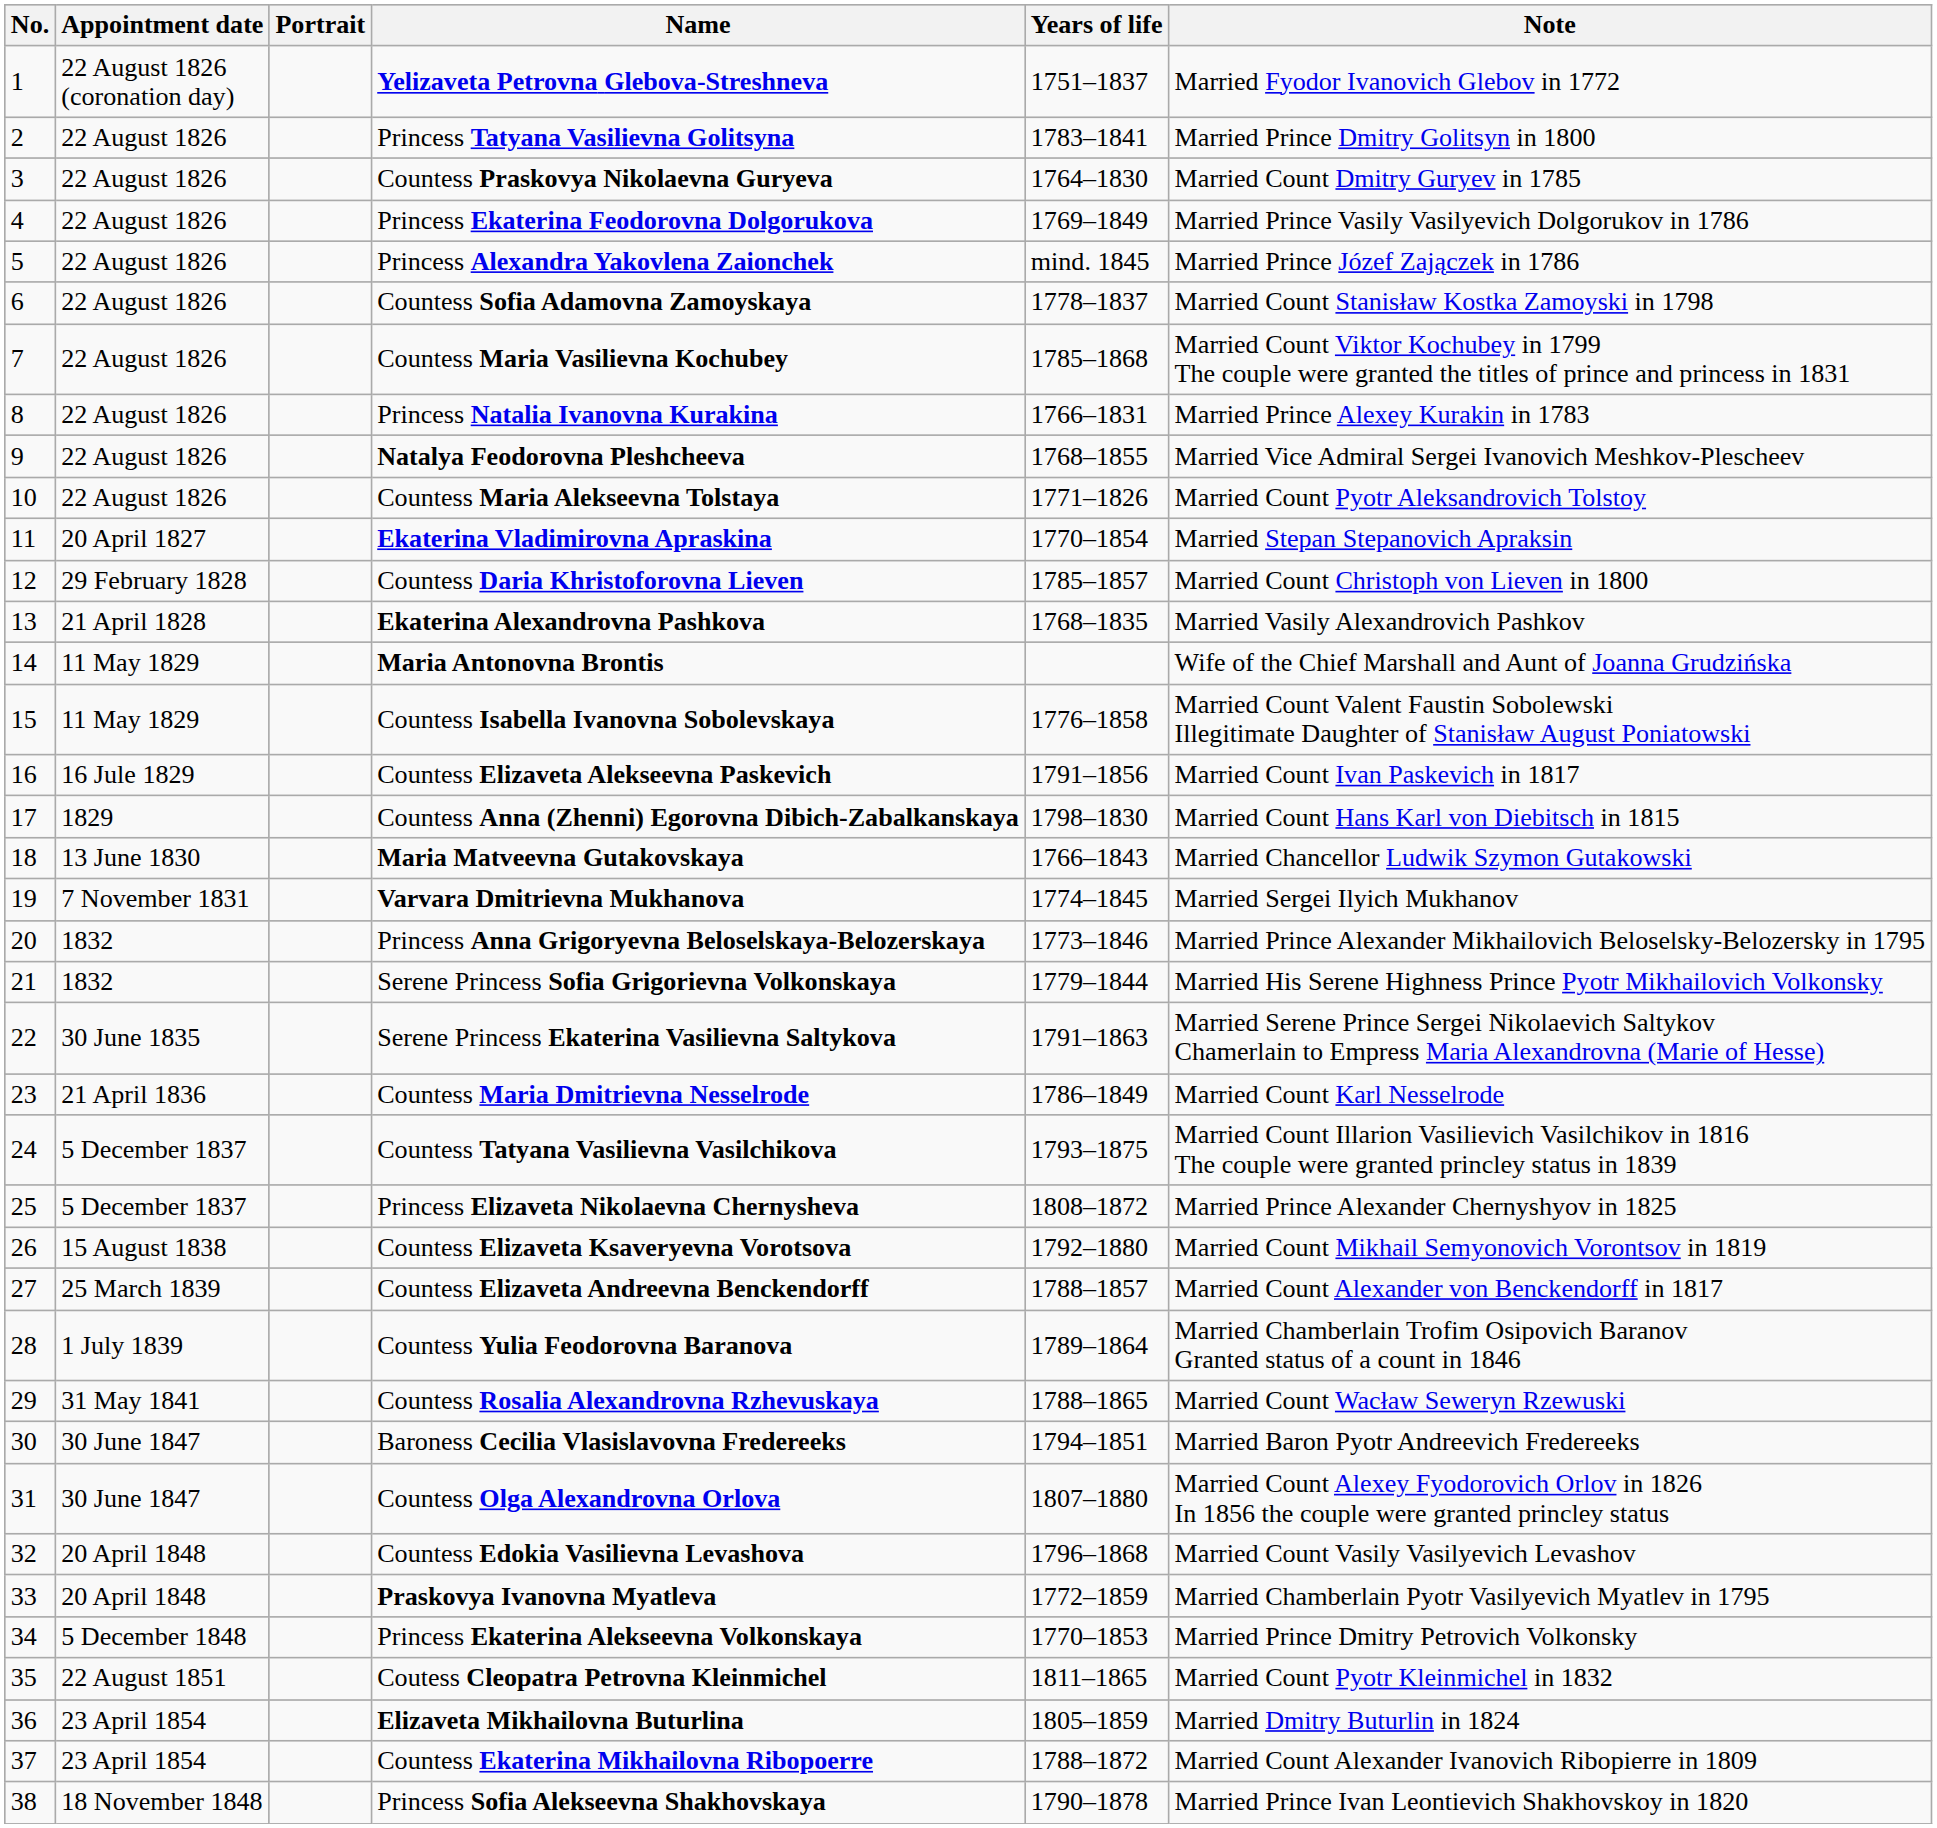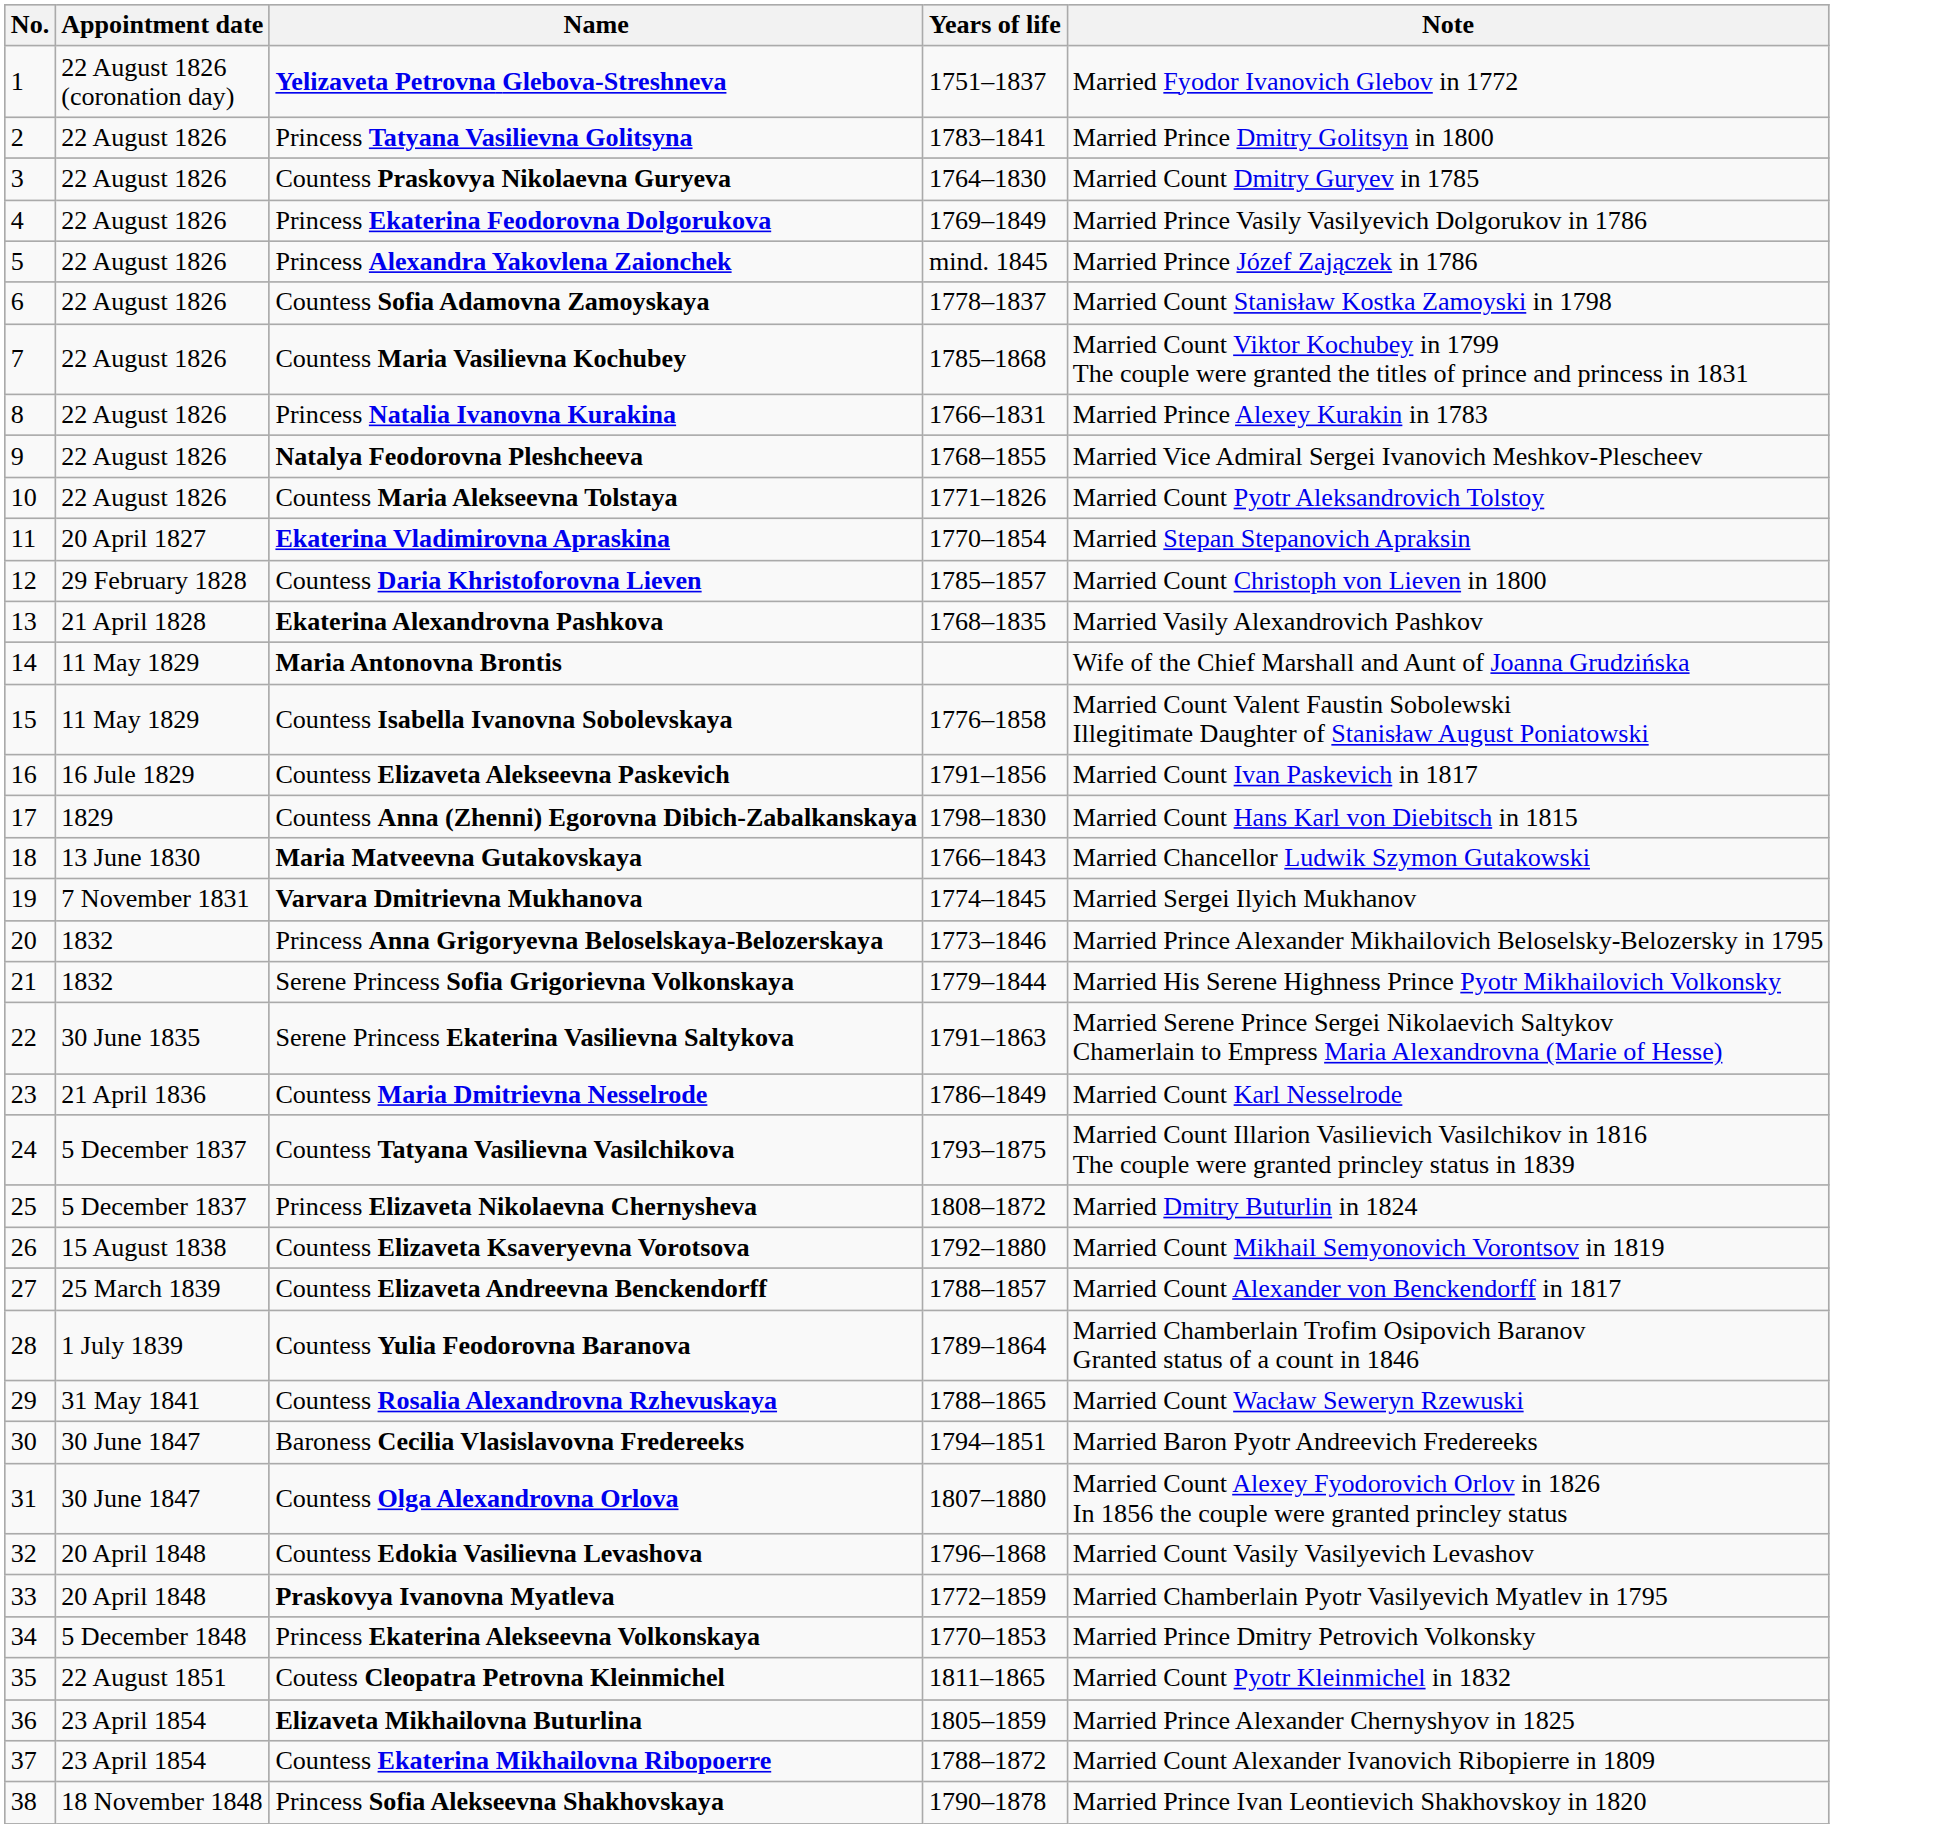- column: (320, 25)
(1426, 1205) Married Prince Alexander Chernyshyov in 1825 -> (1245, 1205) Married Dmitry Buturlin in 1824
(1347, 1719) Married Dmitry Buturlin in 1824 -> (1324, 1719) Married Prince Alexander Chernyshyov in 1825
